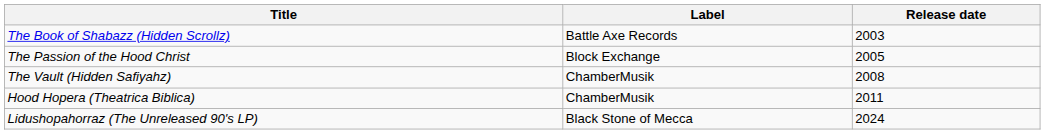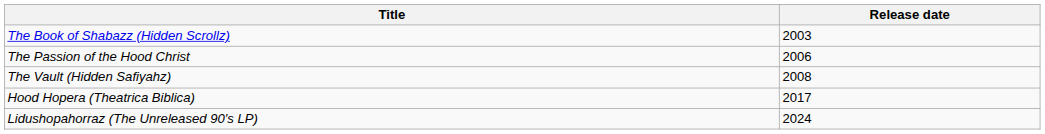- column: (708, 14)
(870, 56) 2005 -> (797, 56) 2006
(869, 98) 2011 -> (797, 98) 2017
